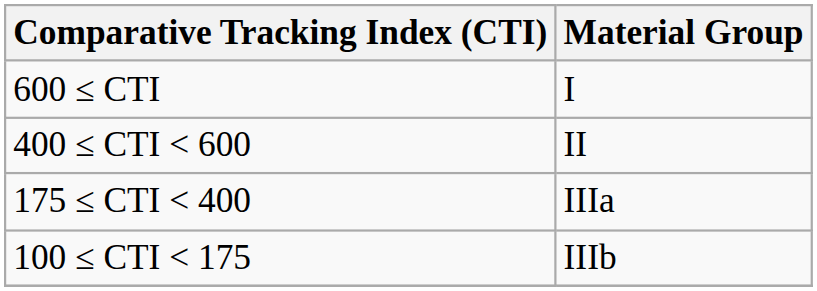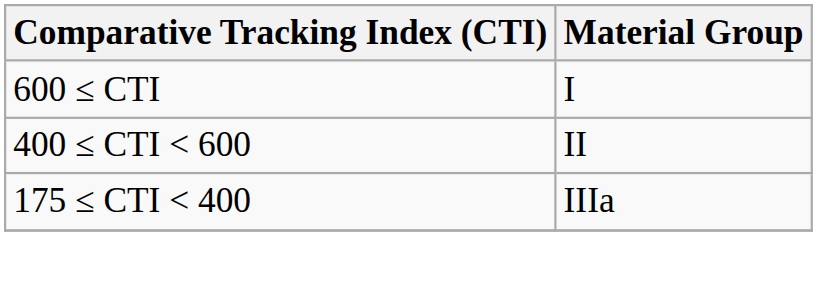- row: (132, 256)
